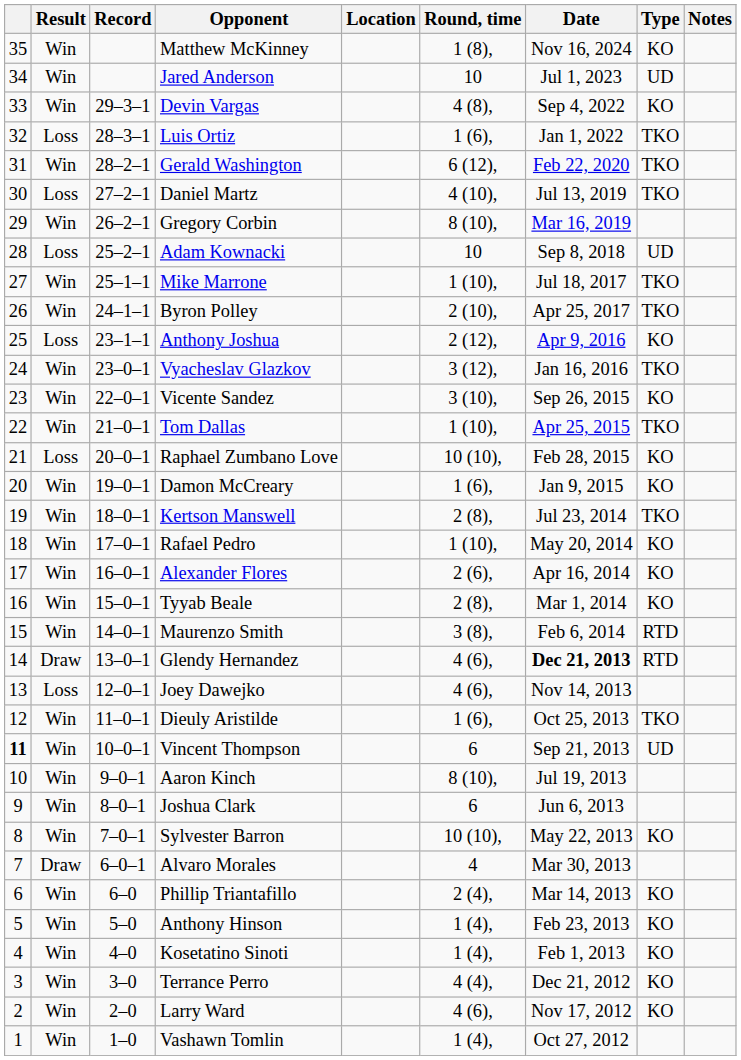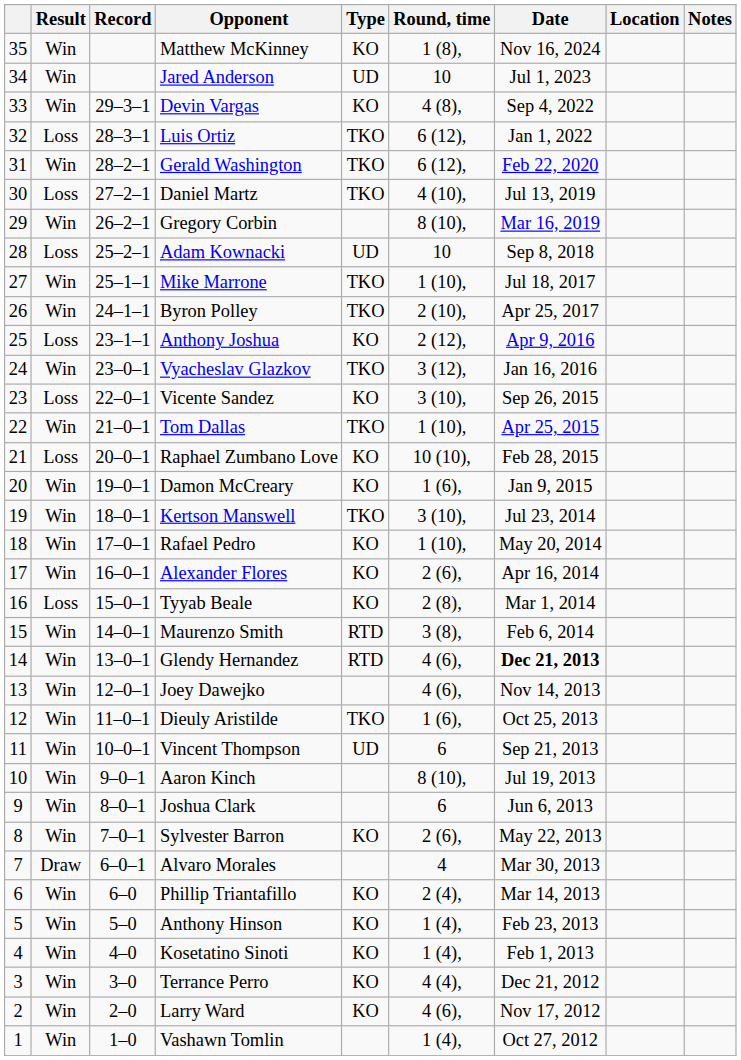columns swapped: (660, 19) <-> (381, 19)
(473, 135) 1 (6), -> (442, 135) 6 (12),
(61, 398) Win -> (61, 398) Loss
(473, 515) 2 (8), -> (442, 515) 3 (10),
(61, 602) Win -> (61, 602) Loss
(61, 661) Draw -> (61, 661) Win
(61, 690) Loss -> (61, 690) Win
(18, 748) bold -> (18, 748) normal
(473, 836) 10 (10), -> (442, 836) 2 (6),
